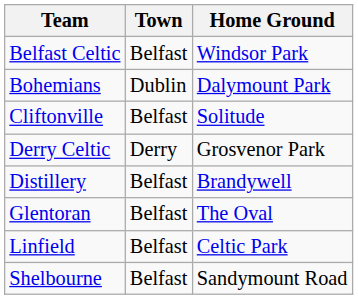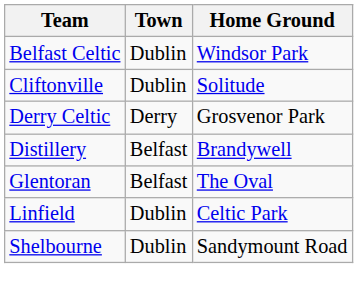(159, 52) Belfast -> (158, 52) Dublin
- row: (55, 85)
(159, 117) Belfast -> (158, 85) Dublin
(159, 246) Belfast -> (158, 213) Dublin
(159, 278) Belfast -> (158, 246) Dublin
